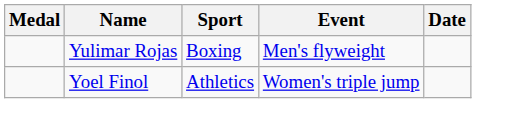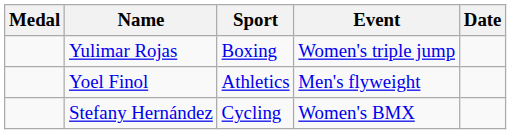(324, 51) Men's flyweight -> (377, 51) Women's triple jump
(341, 82) Women's triple jump -> (359, 82) Men's flyweight
+ row: (141, 113)
